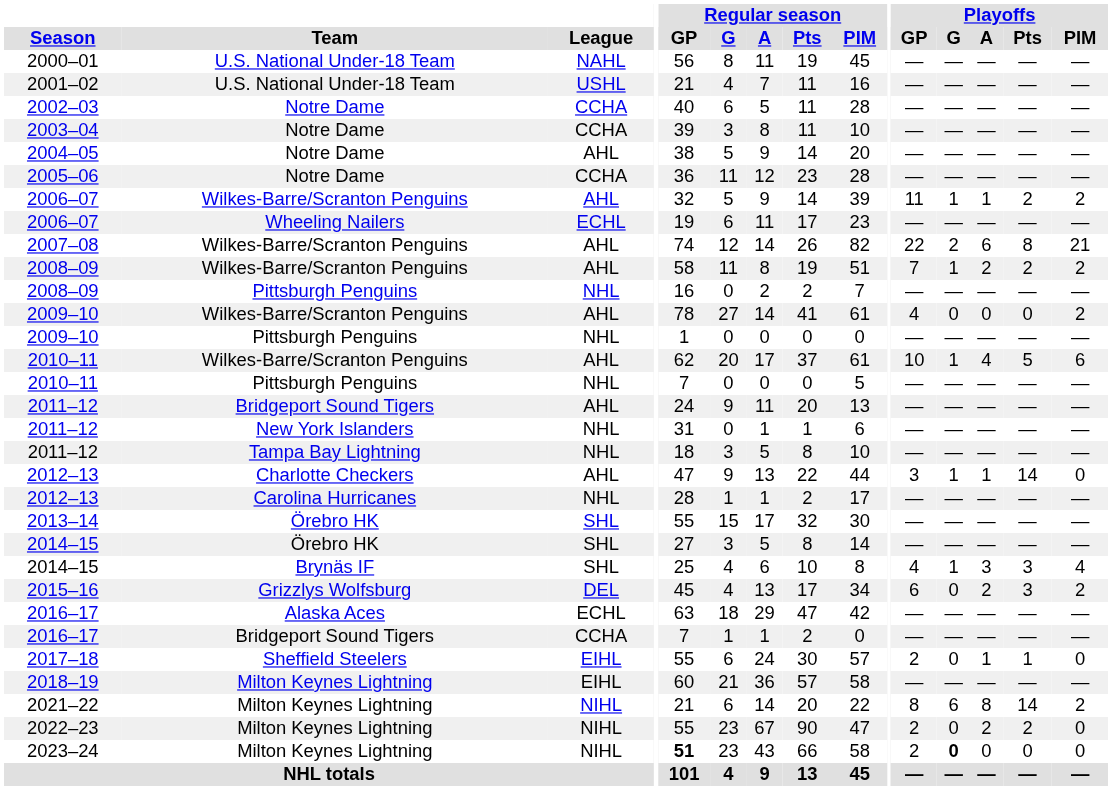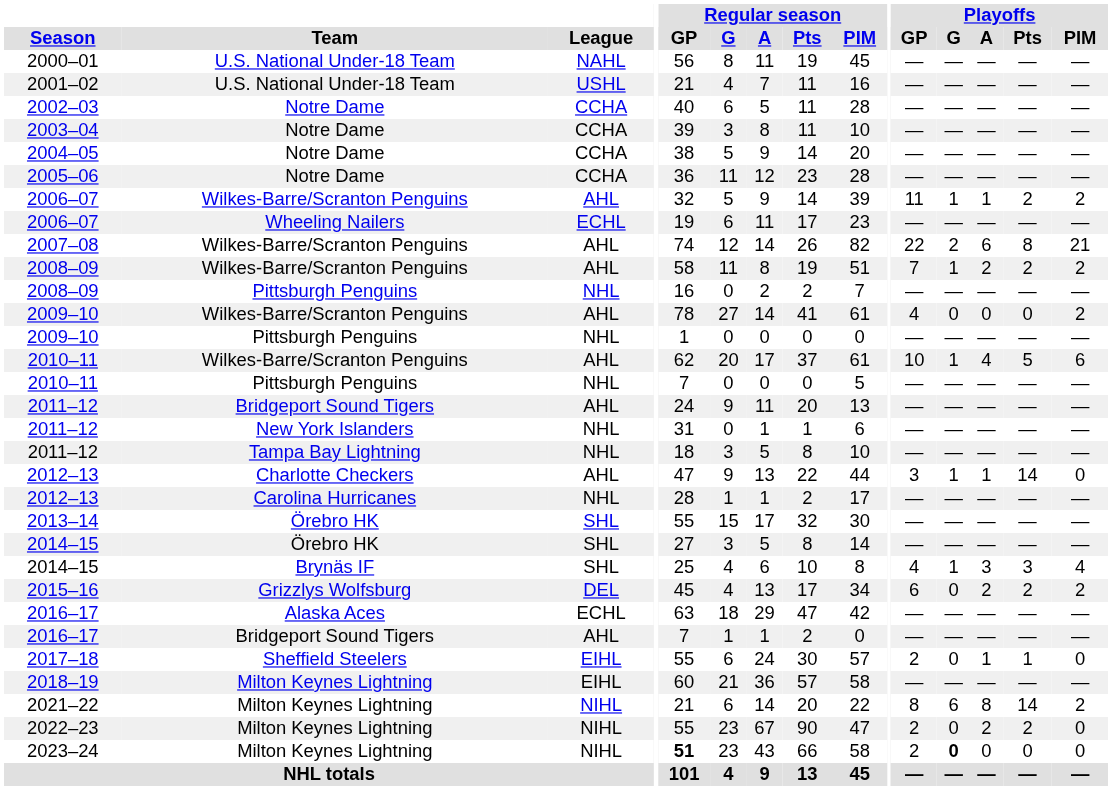(601, 153) AHL -> (601, 153) CCHA
(1028, 590) 3 -> (1028, 590) 2
(601, 636) CCHA -> (601, 636) AHL
